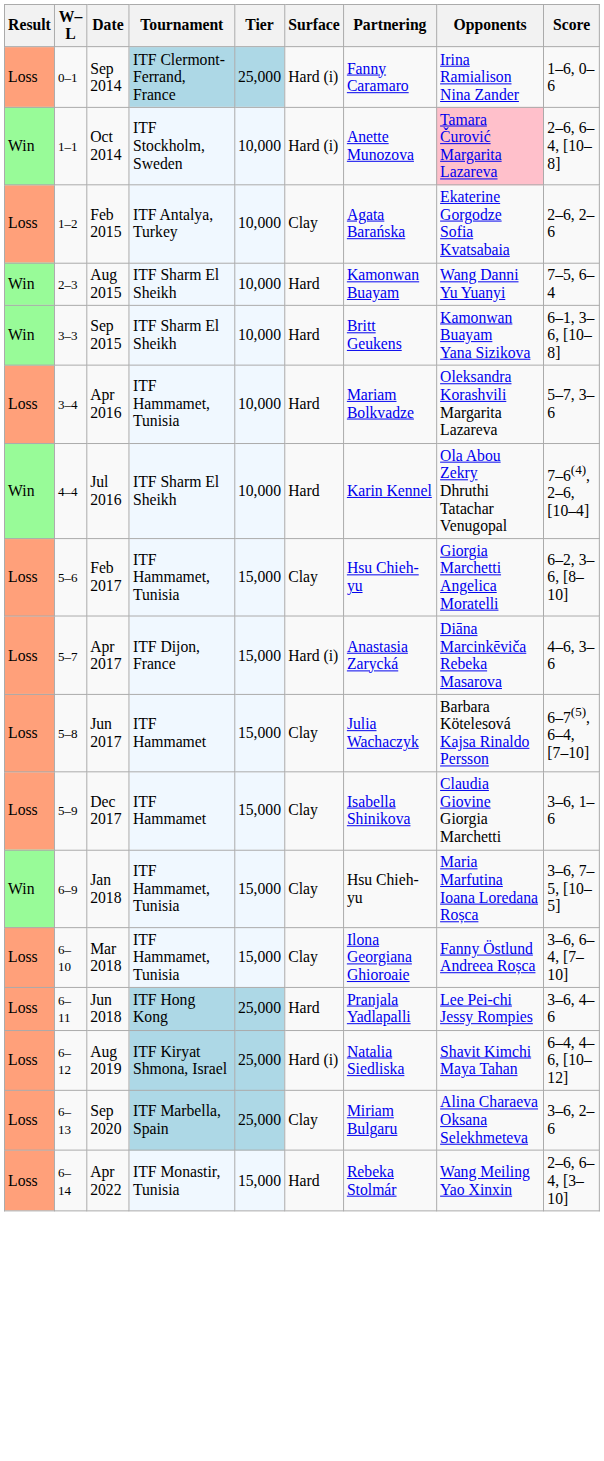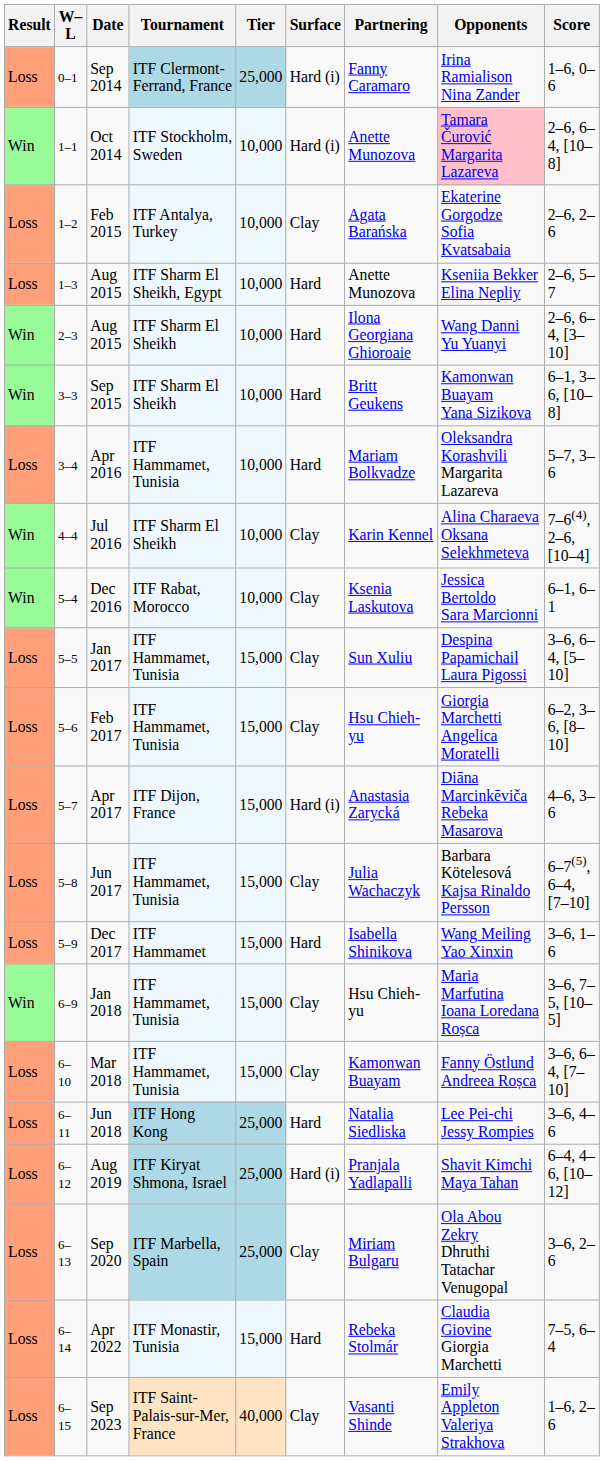+ row: (68, 284)
(383, 283) Kamonwan Buayam -> (381, 335) Ilona Georgiana Ghioroaie
(571, 283) 7–5, 6–4 -> (571, 335) 2–6, 6–4, [3–10]
(304, 490) Hard -> (304, 535) Clay
(474, 490) Ola Abou Zekry Dhruthi Tatachar Venugopal -> (490, 535) Alina Charaeva Oksana Selekhmeteva
+ row: (68, 598)
+ row: (68, 658)
(170, 733) ITF Hammamet -> (171, 882) ITF Hammamet, Tunisia
(303, 810) Clay -> (305, 942) Hard
(471, 810) Claudia Giovine Giorgia Marchetti -> (486, 942) Wang Meiling Yao Xinxin
(379, 957) Ilona Georgiana Ghioroaie -> (384, 1071) Kamonwan Buayam
(379, 1008) Pranjala Yadlapalli -> (377, 1123) Natalia Siedliska
(376, 1060) Natalia Siedliska -> (380, 1174) Pranjala Yadlapalli
(489, 1120) Alina Charaeva Oksana Selekhmeteva -> (475, 1252) Ola Abou Zekry Dhruthi Tatachar Venugopal
(485, 1180) Wang Meiling Yao Xinxin -> (471, 1338) Claudia Giovine Giorgia Marchetti
(571, 1180) 2–6, 6–4, [3–10] -> (571, 1338) 7–5, 6–4
+ row: (65, 1417)
